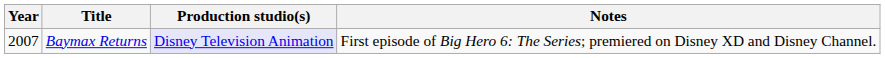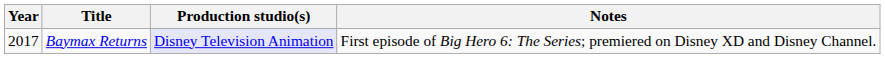(23, 41) 2007 -> (23, 41) 2017
